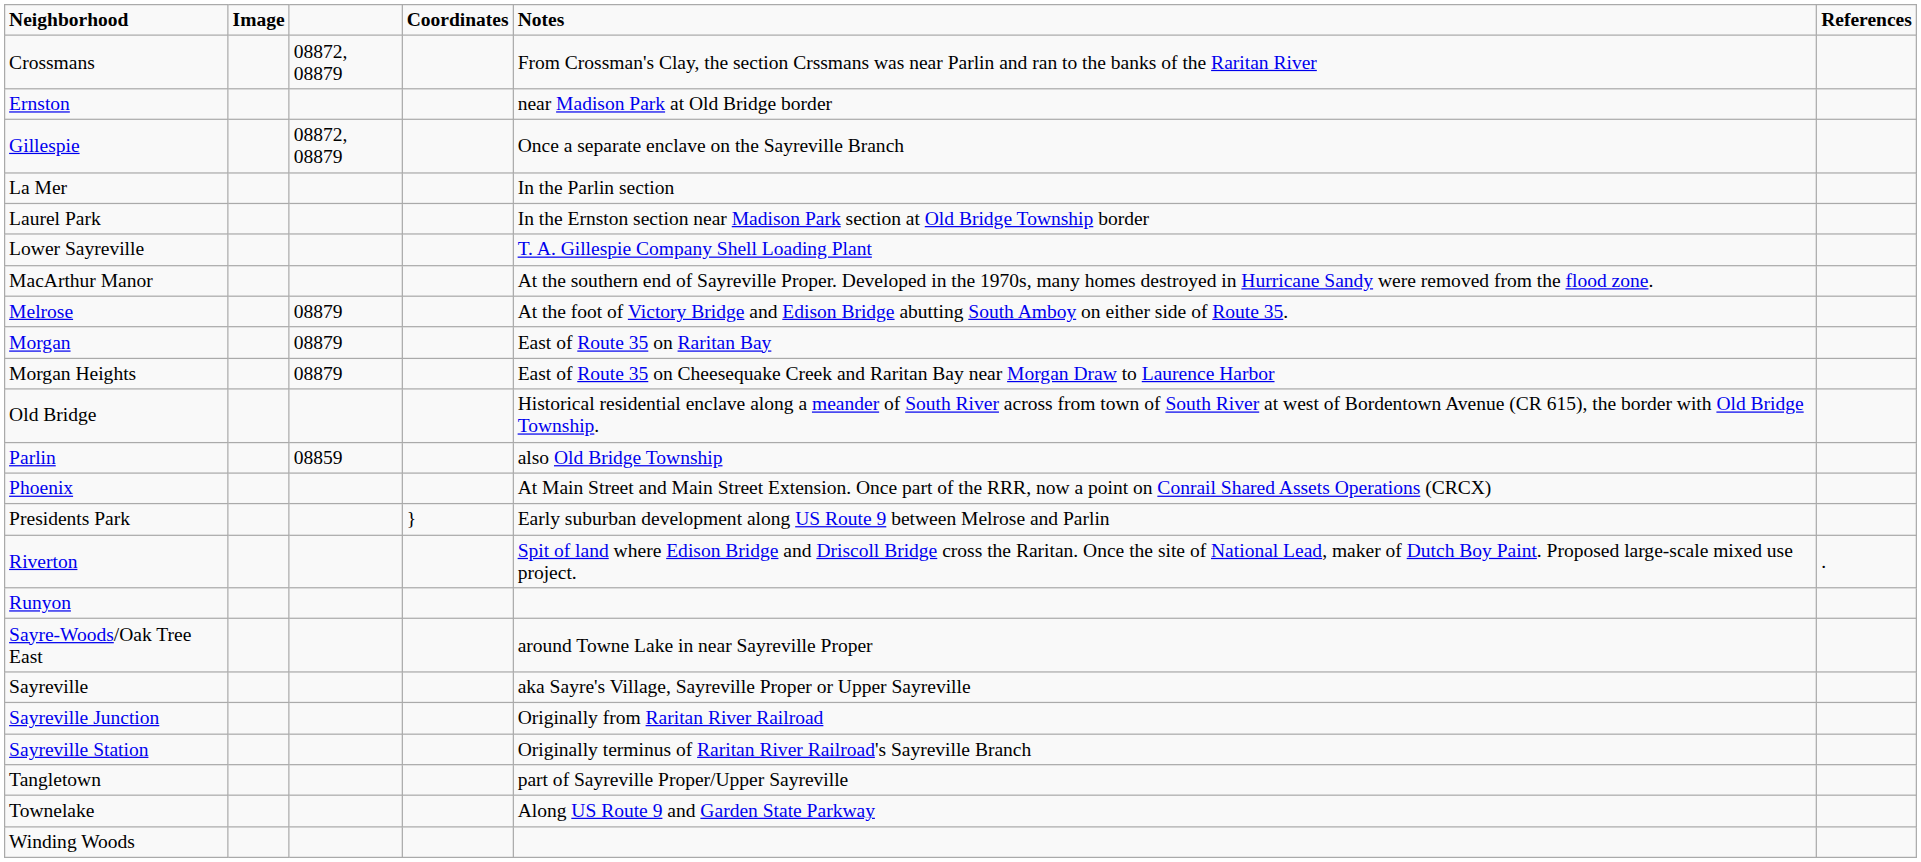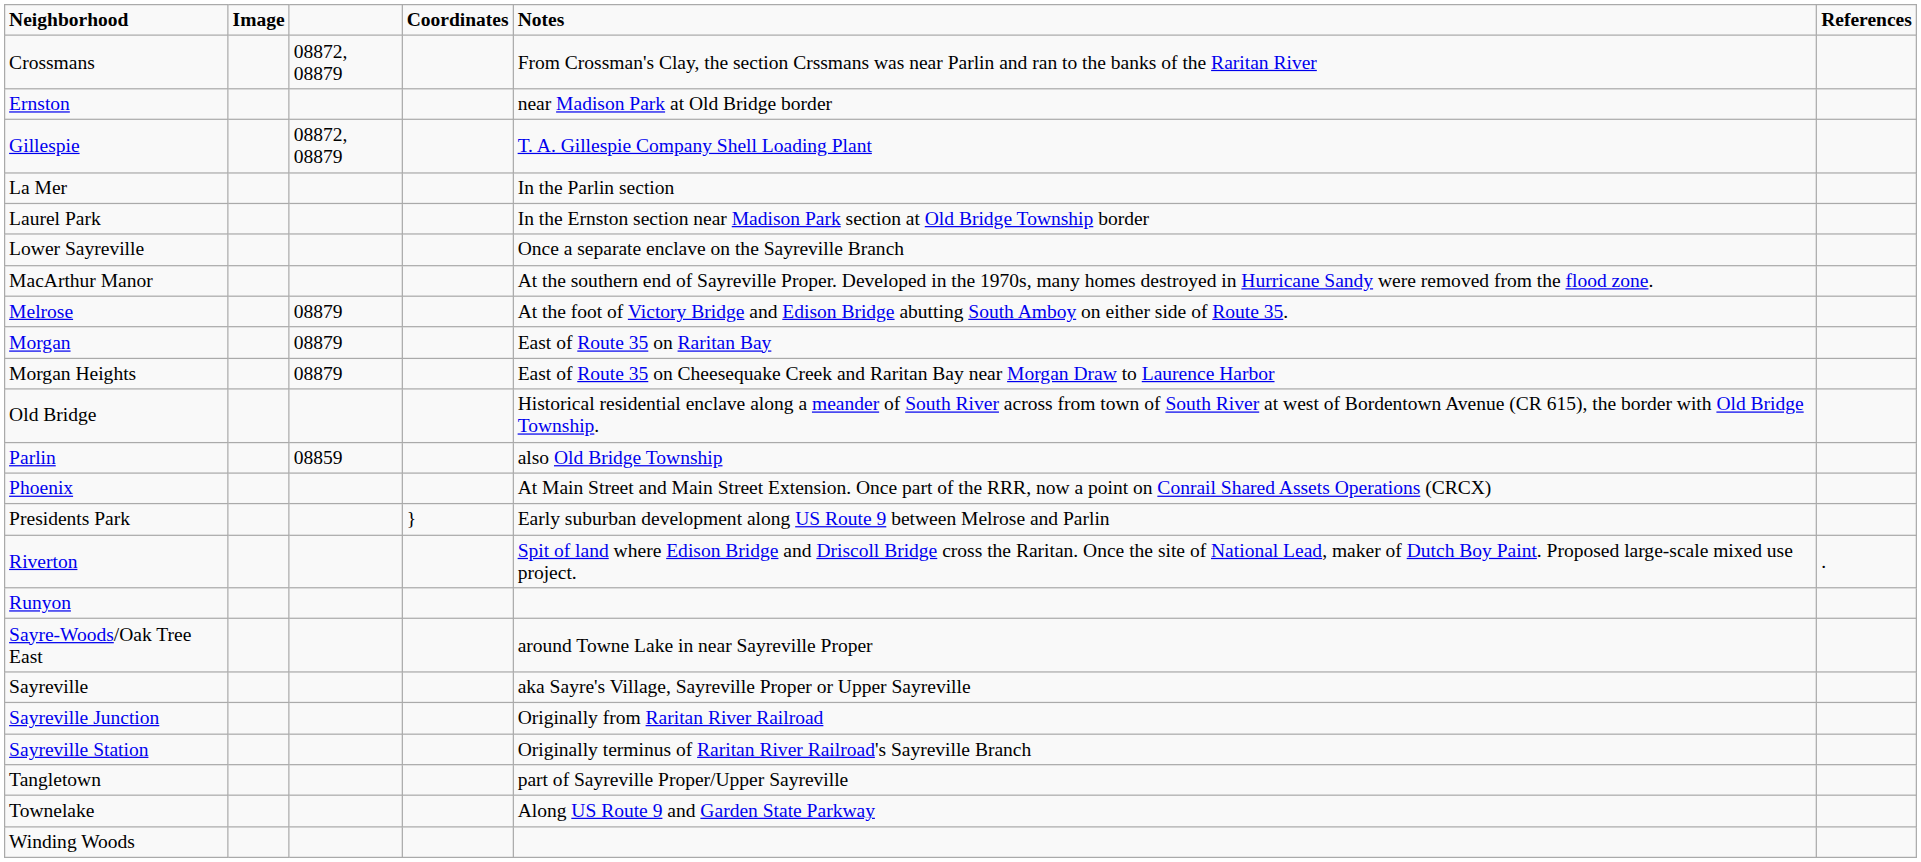(711, 145) Once a separate enclave on the Sayreville Branch -> (695, 145) T. A. Gillespie Company Shell Loading Plant
(695, 249) T. A. Gillespie Company Shell Loading Plant -> (711, 249) Once a separate enclave on the Sayreville Branch
